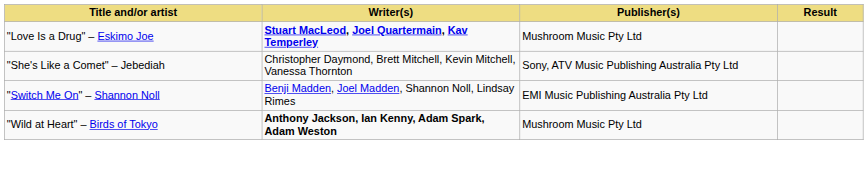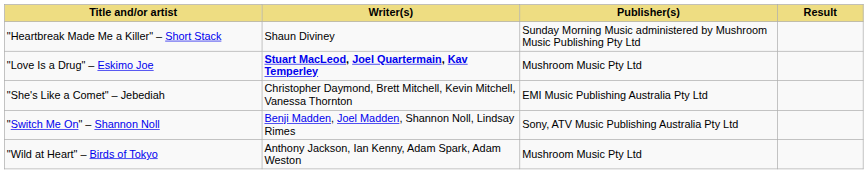+ row: (114, 36)
(630, 65) Sony, ATV Music Publishing Australia Pty Ltd -> (615, 95) EMI Music Publishing Australia Pty Ltd
(615, 95) EMI Music Publishing Australia Pty Ltd -> (630, 124) Sony, ATV Music Publishing Australia Pty Ltd
(375, 124) bold -> (383, 154) normal
